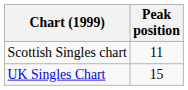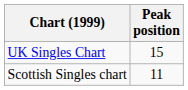rows swapped: (67, 52) <-> (57, 74)
